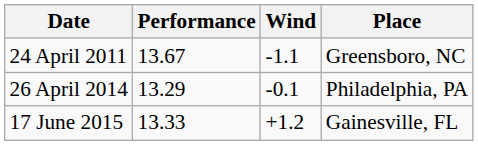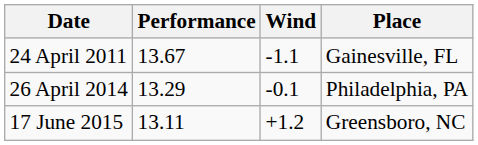(396, 55) Greensboro, NC -> (392, 55) Gainesville, FL
(162, 122) 13.33 -> (161, 122) 13.11
(392, 122) Gainesville, FL -> (396, 122) Greensboro, NC
